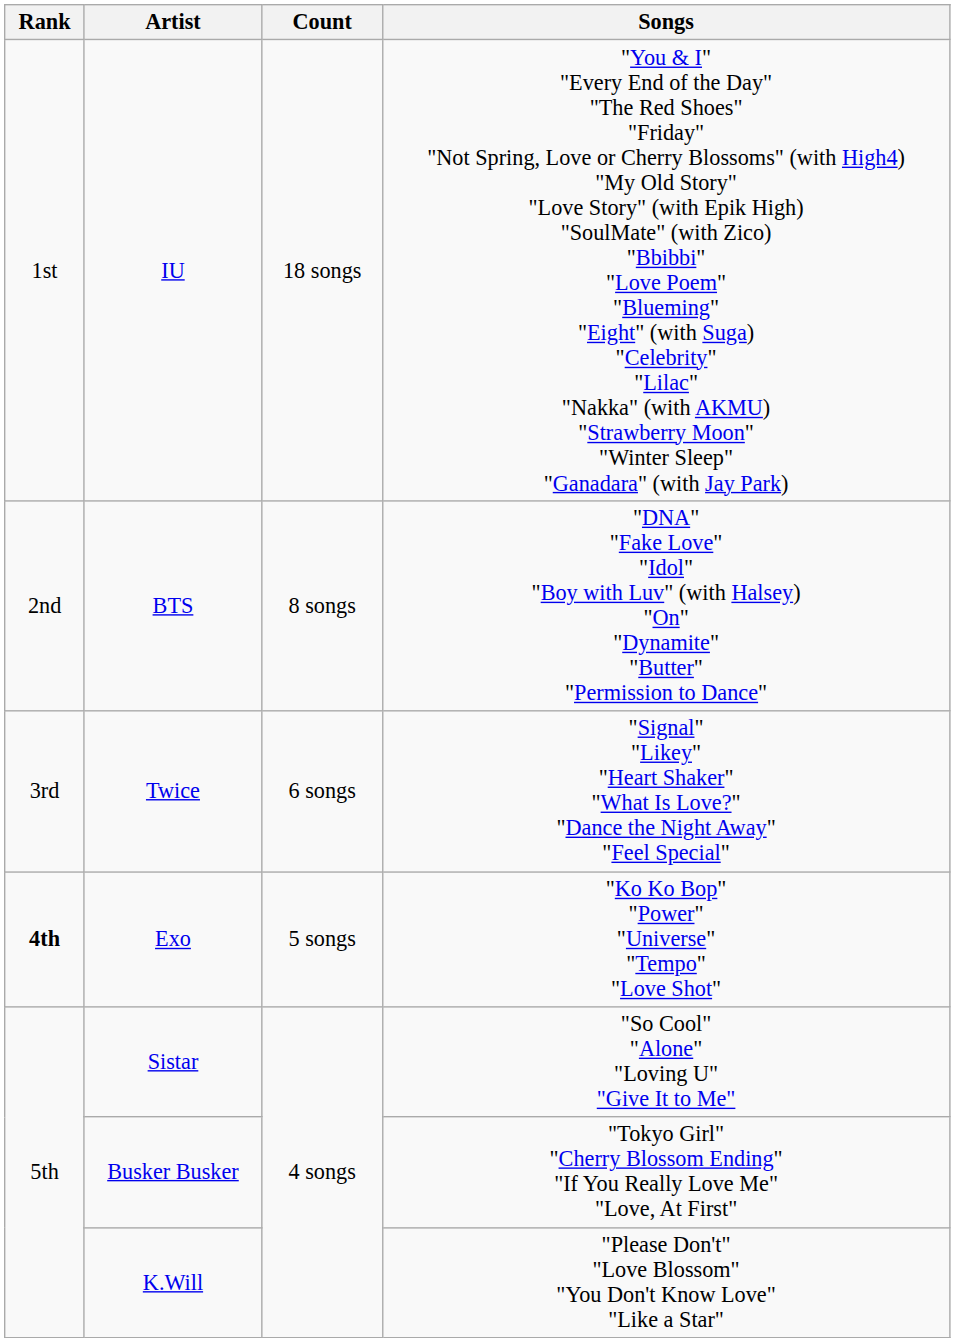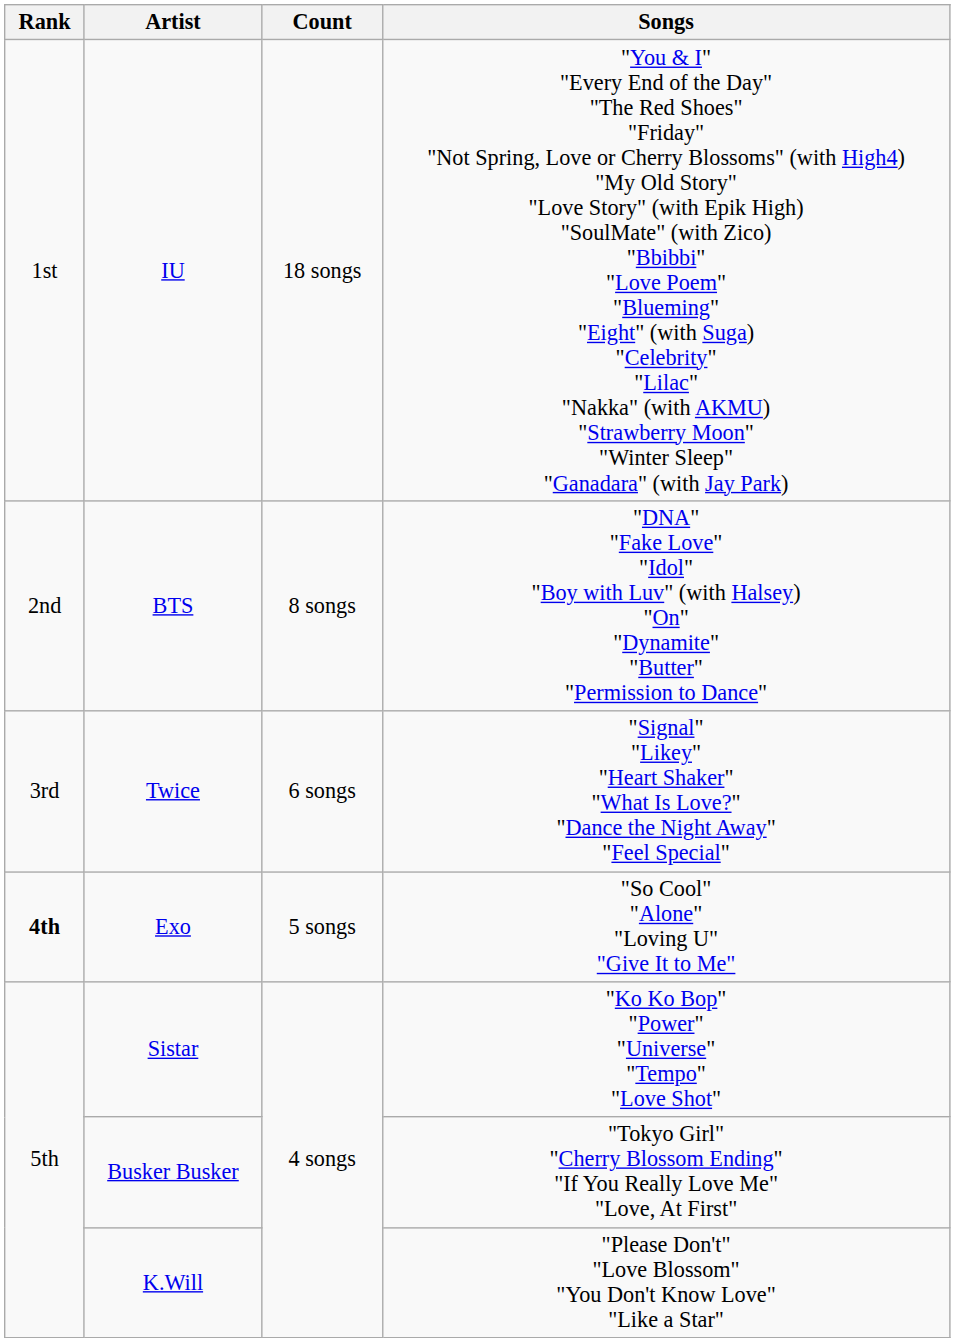(666, 938) "Ko Ko Bop" "Power" "Universe" "Tempo" "Love Shot" -> (666, 926) "So Cool" "Alone" "Loving U" "Give It to Me"
(666, 1061) "So Cool" "Alone" "Loving U" "Give It to Me" -> (666, 1049) "Ko Ko Bop" "Power" "Universe" "Tempo" "Love Shot"
